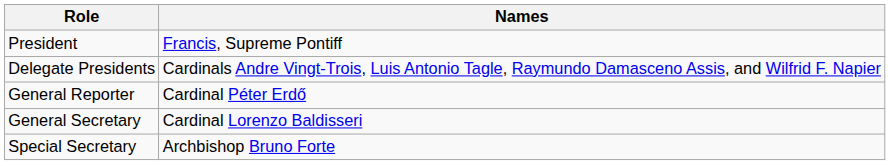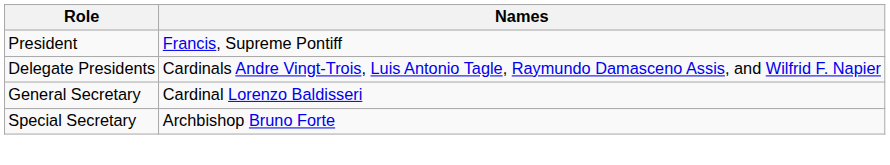- row: (71, 95)
